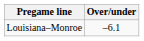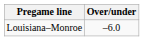(111, 28) –6.1 -> (111, 28) –6.0
